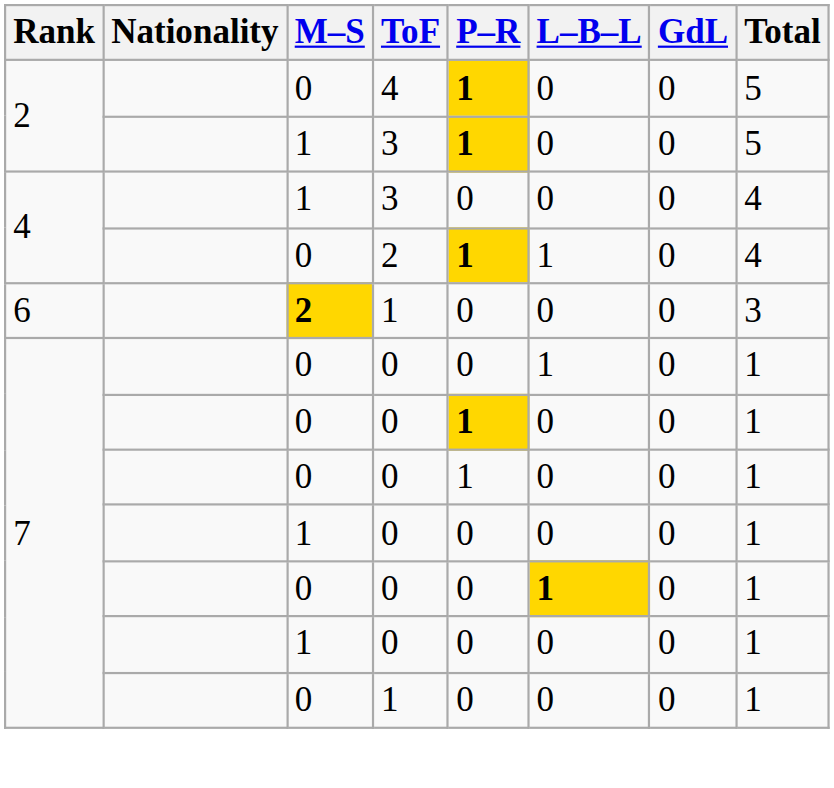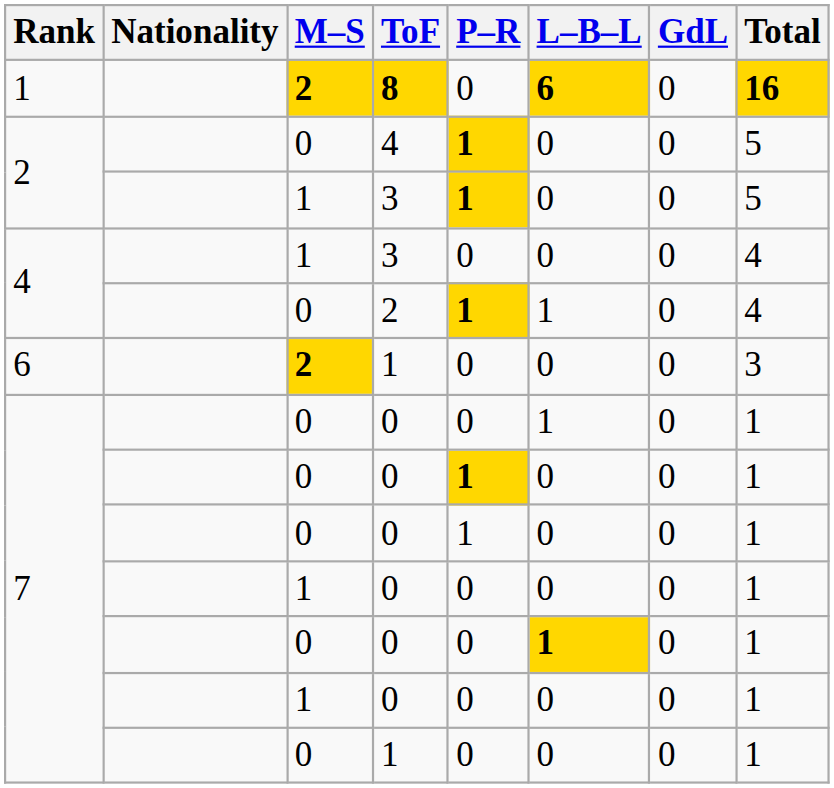+ row: (22, 87)
